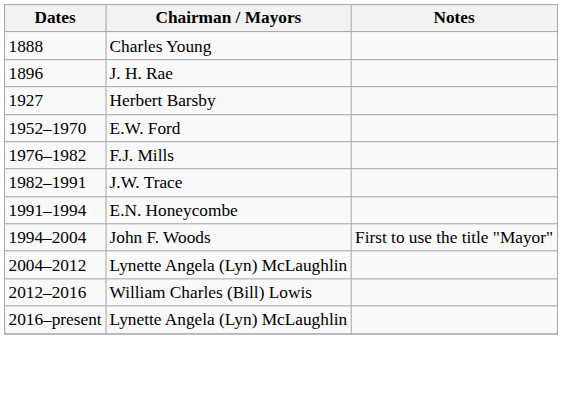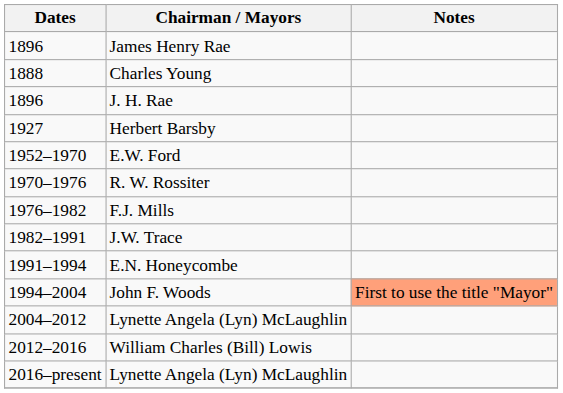+ row: (26, 45)
+ row: (47, 182)
(454, 237) no background -> (454, 292) lightsalmon background
